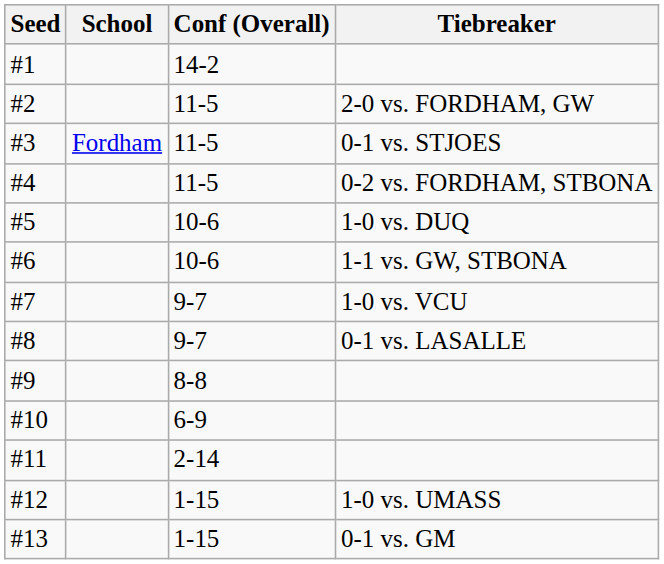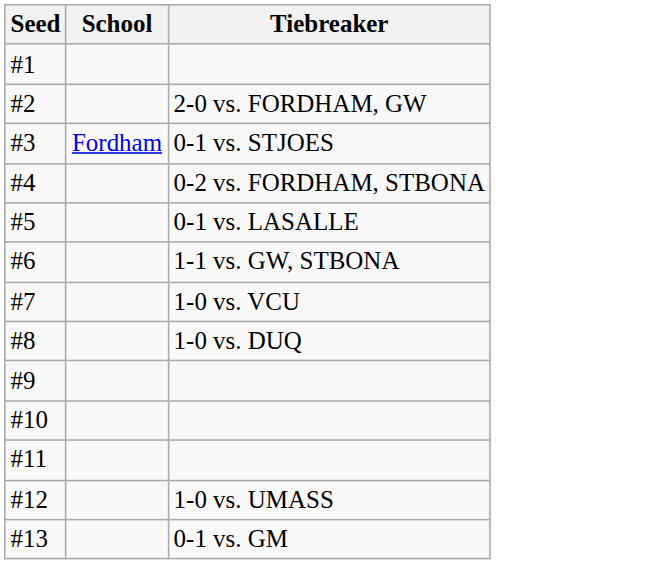- column: (252, 24)
(405, 222) 1-0 vs. DUQ -> (266, 222) 0-1 vs. LASALLE
(434, 340) 0-1 vs. LASALLE -> (238, 340) 1-0 vs. DUQ
